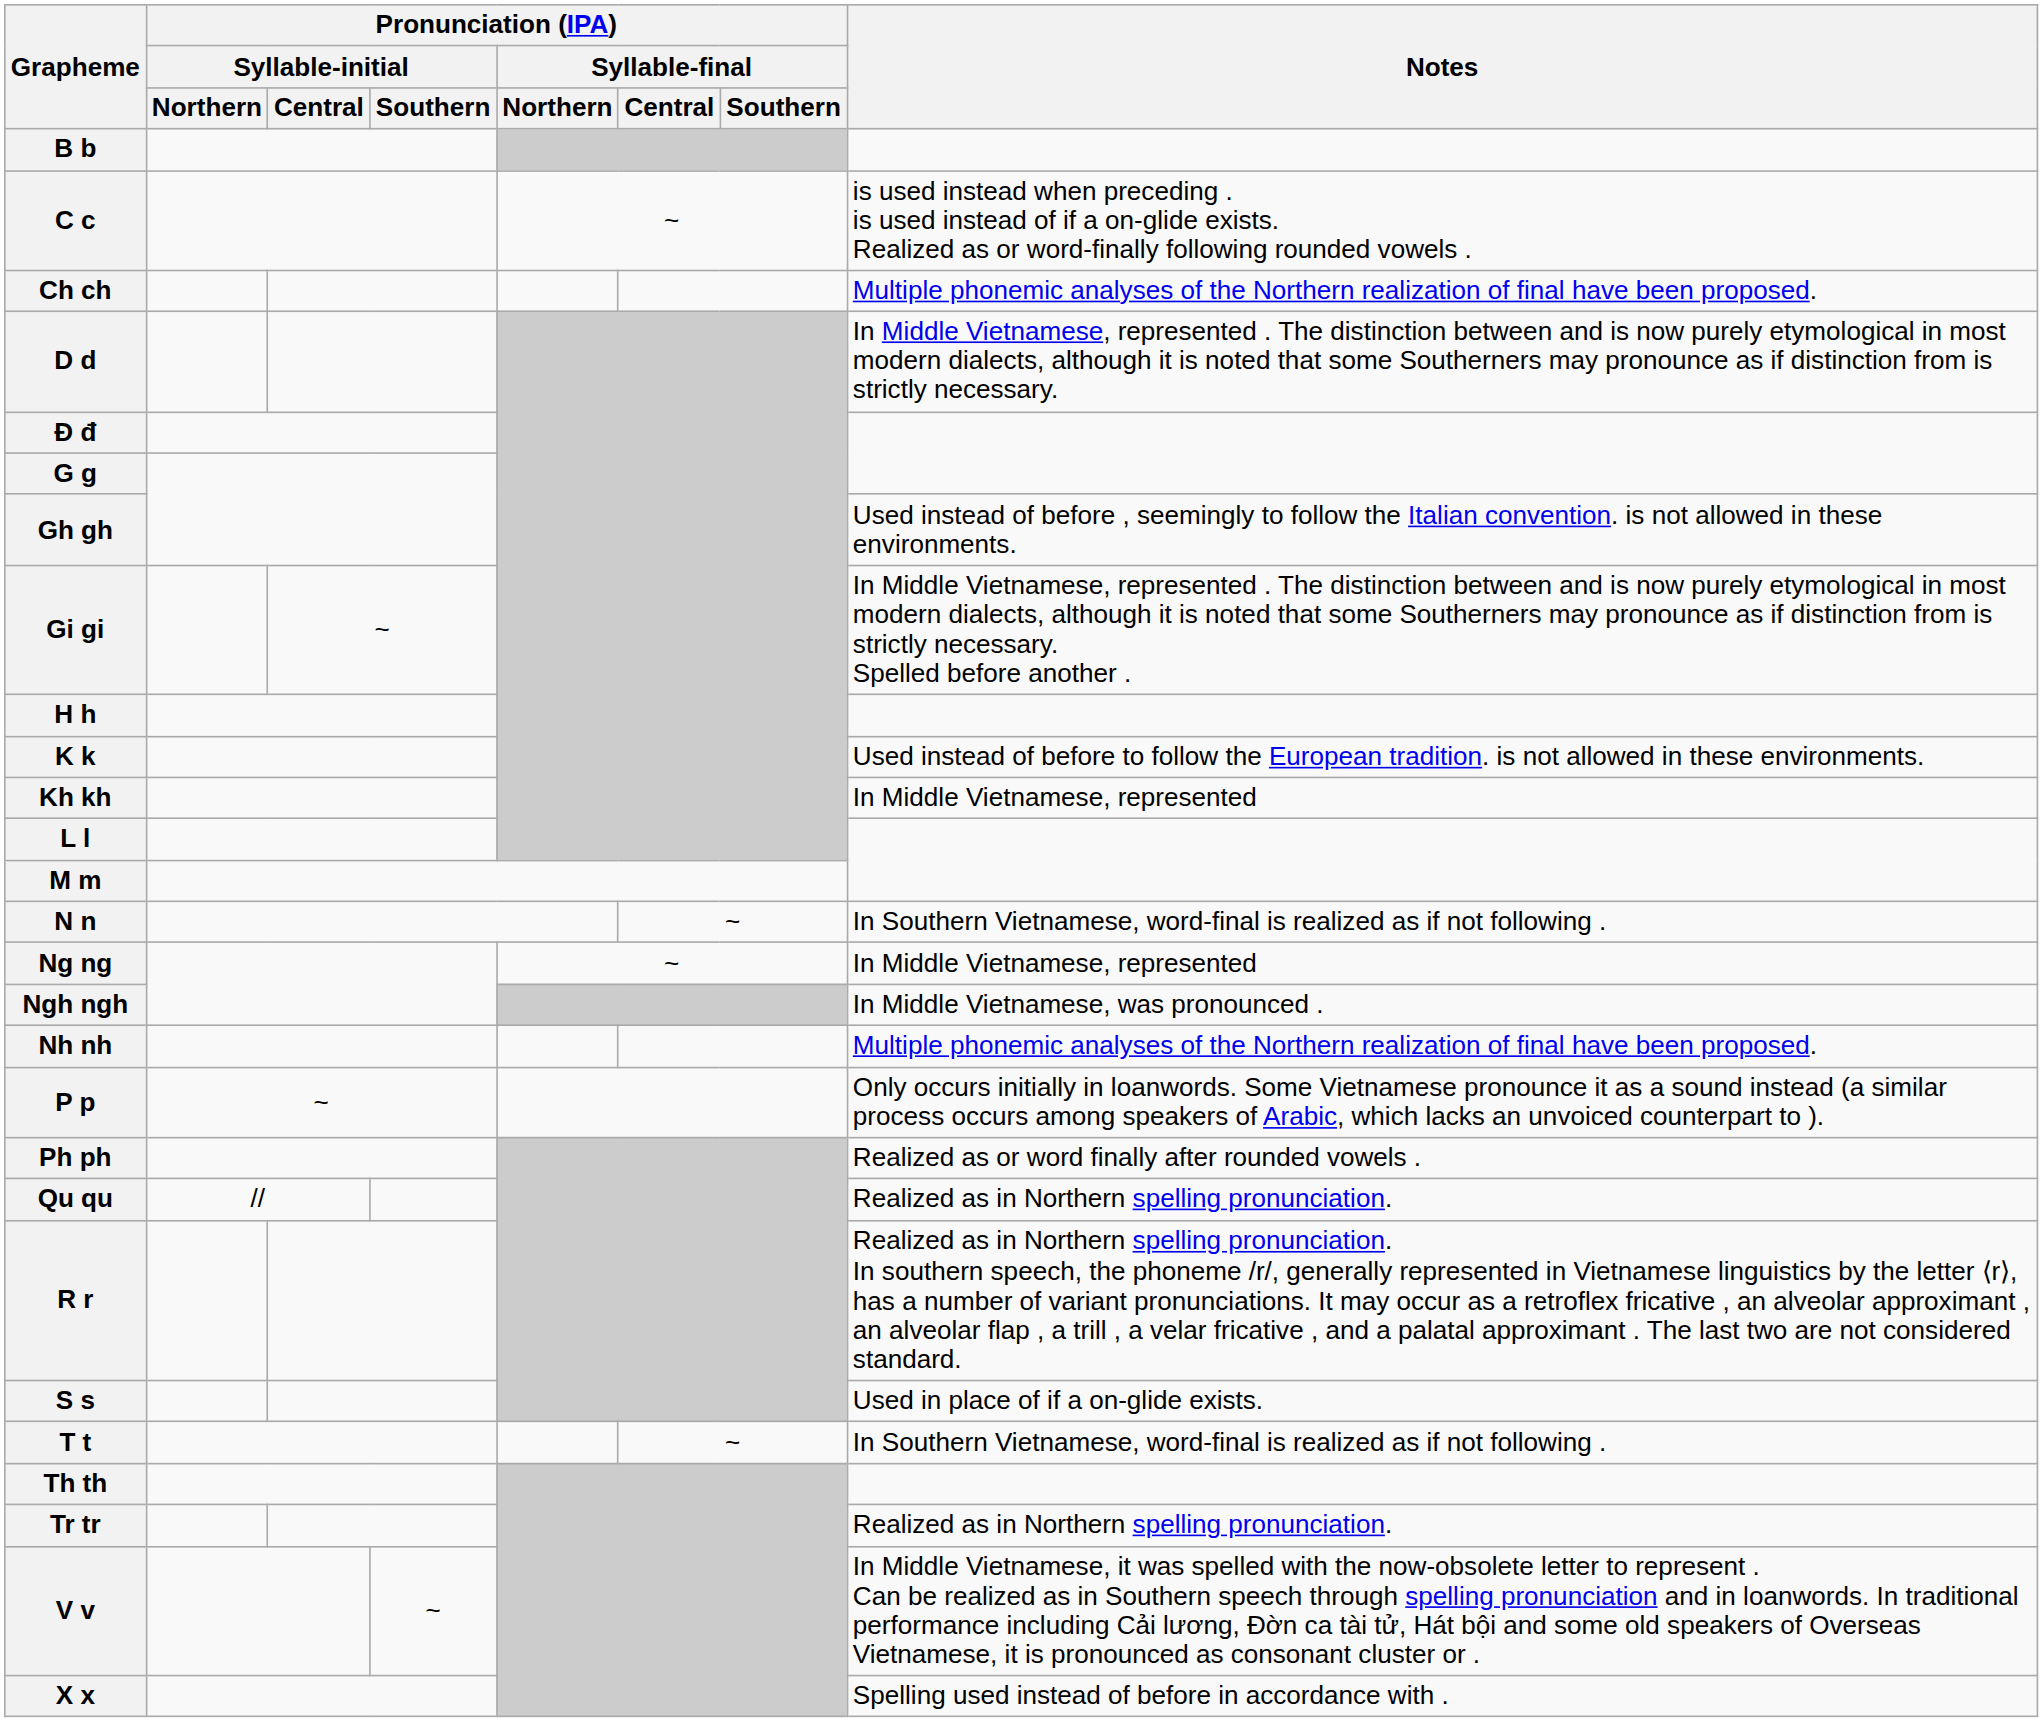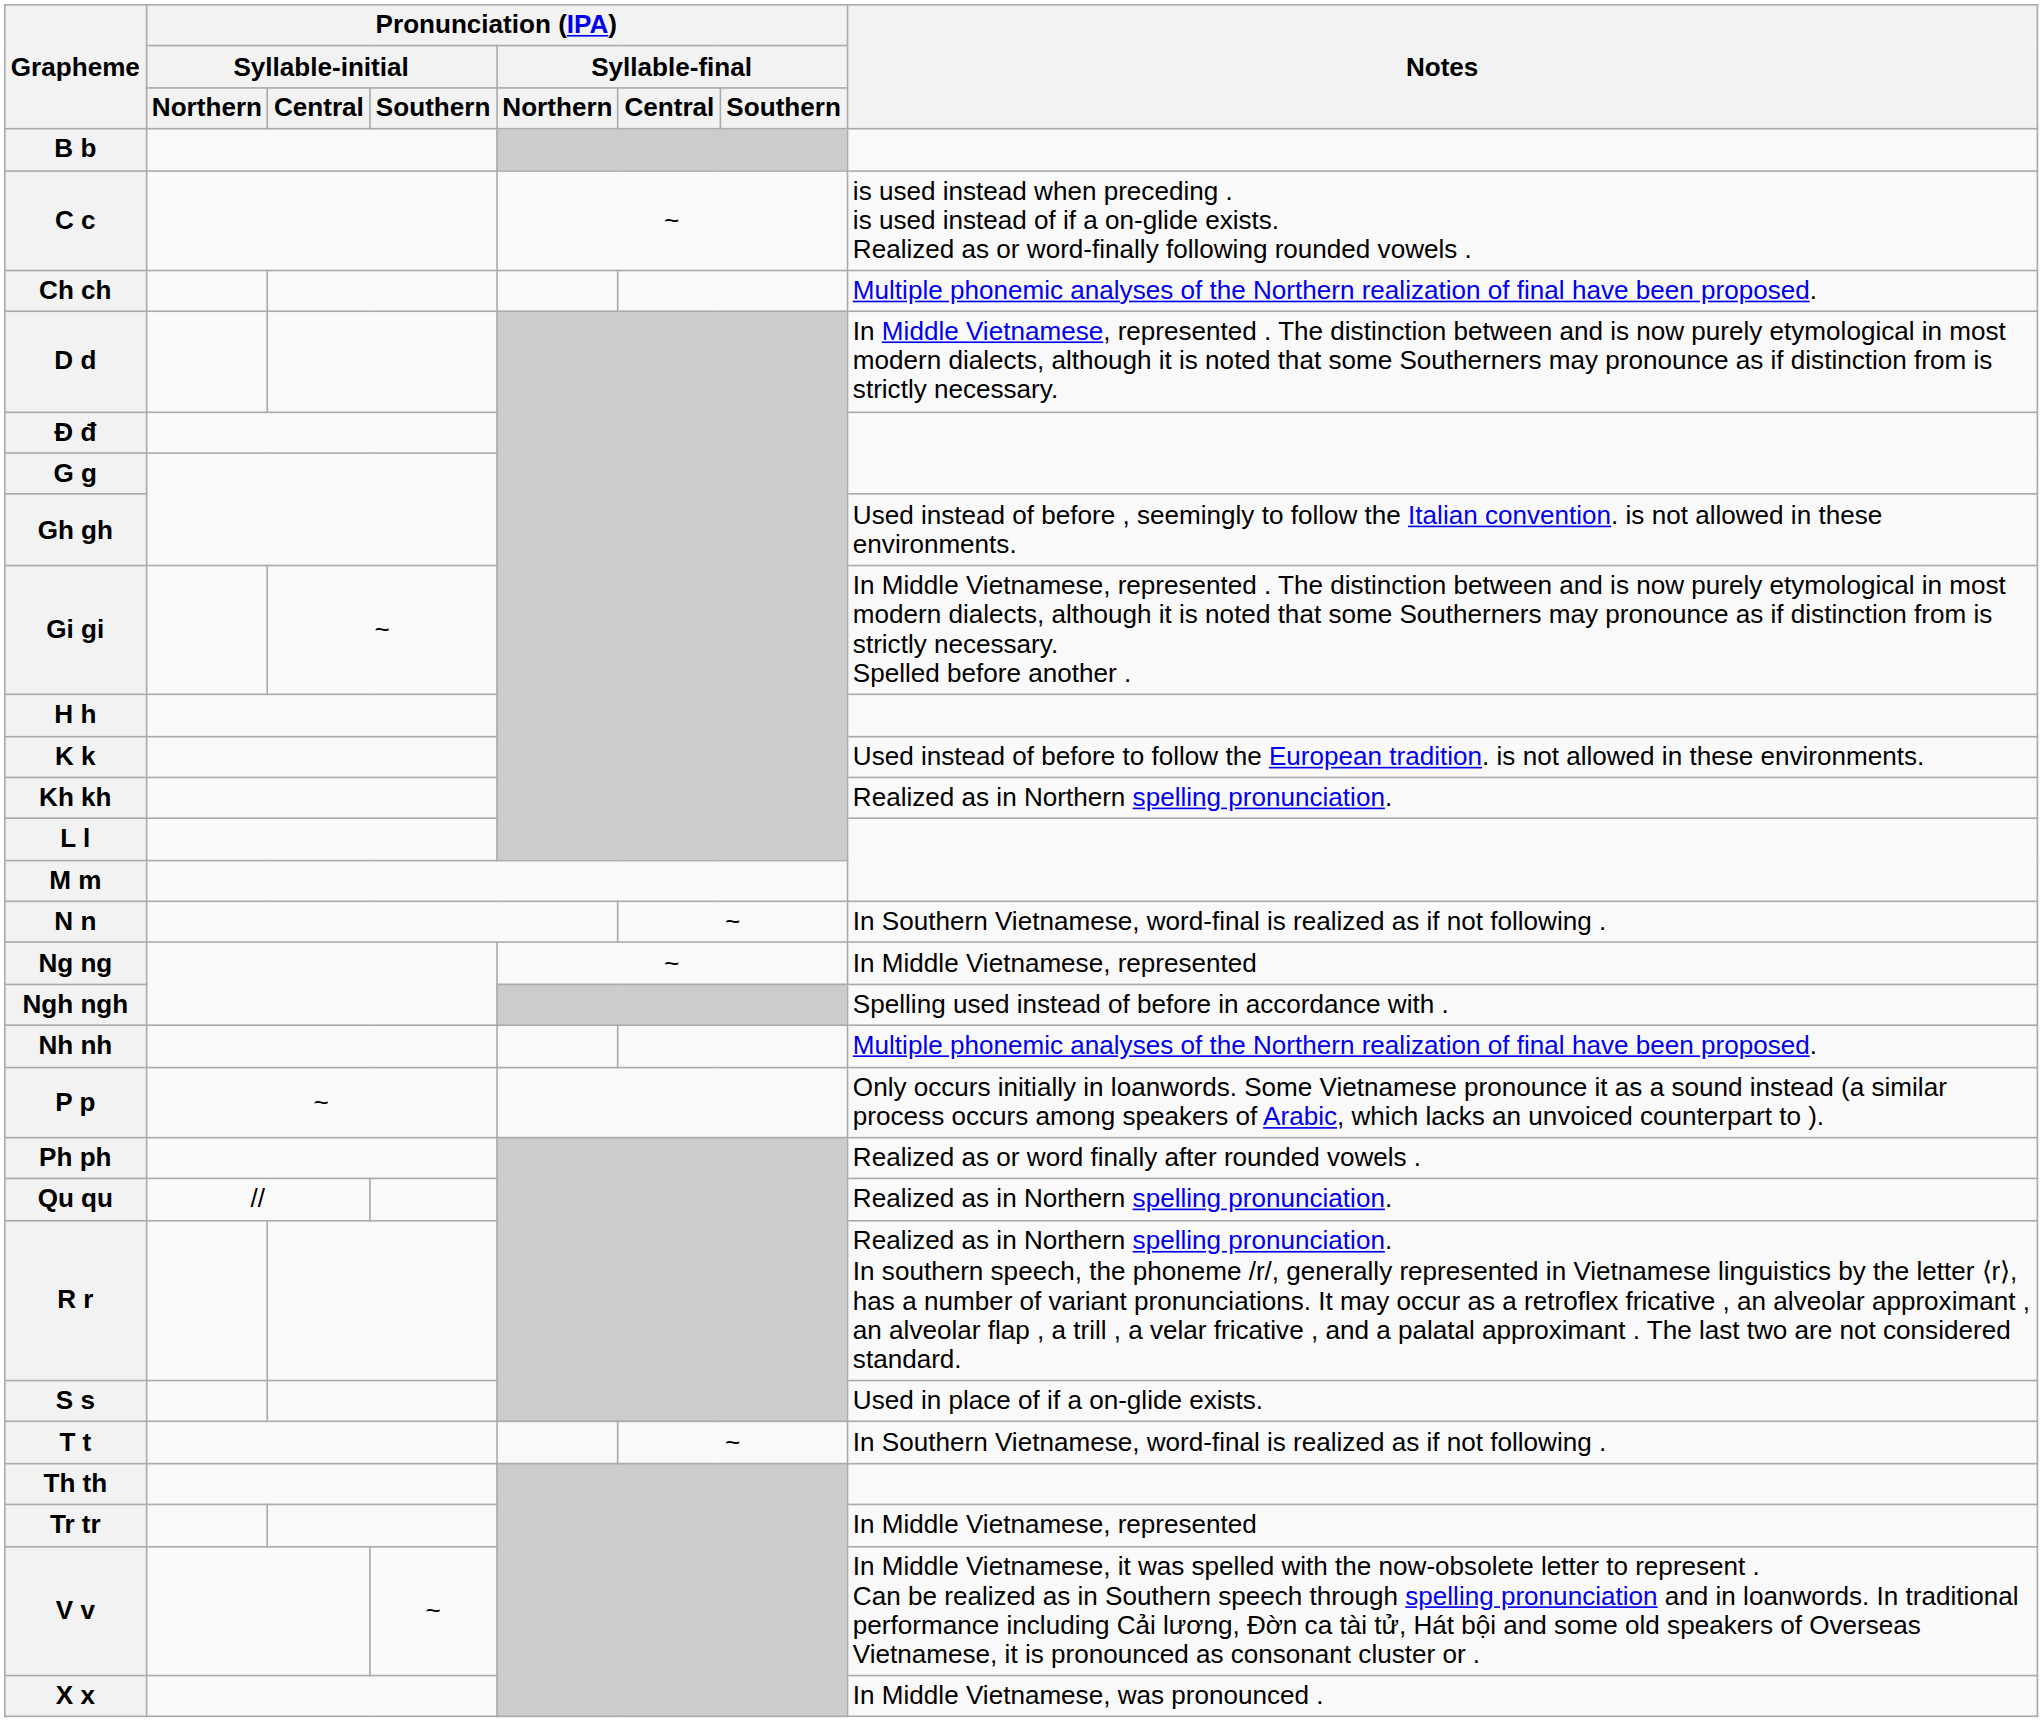(1055, 797) In Middle Vietnamese, represented -> (1123, 797) Realized as in Northern spelling pronunciation.
(1088, 1004) In Middle Vietnamese, was pronounced . -> (1151, 1004) Spelling used instead of before in accordance with .
(1123, 1524) Realized as in Northern spelling pronunciation. -> (1055, 1524) In Middle Vietnamese, represented
(1151, 1695) Spelling used instead of before in accordance with . -> (1088, 1695) In Middle Vietnamese, was pronounced .
